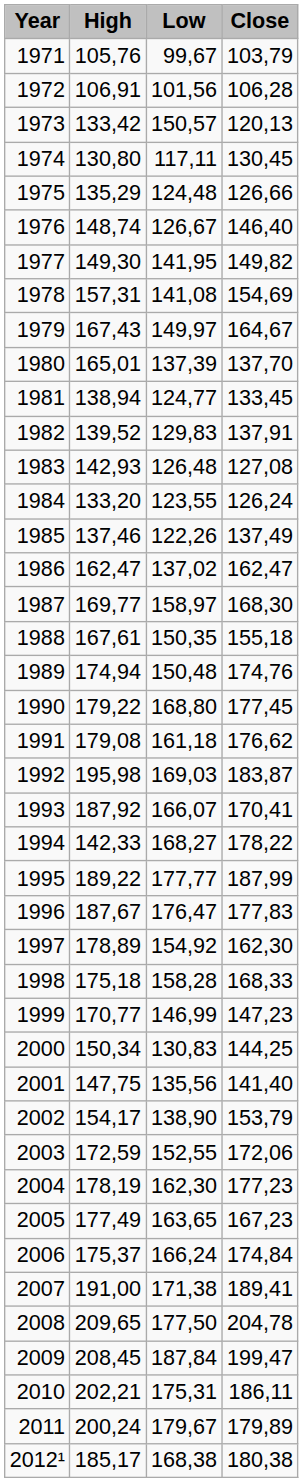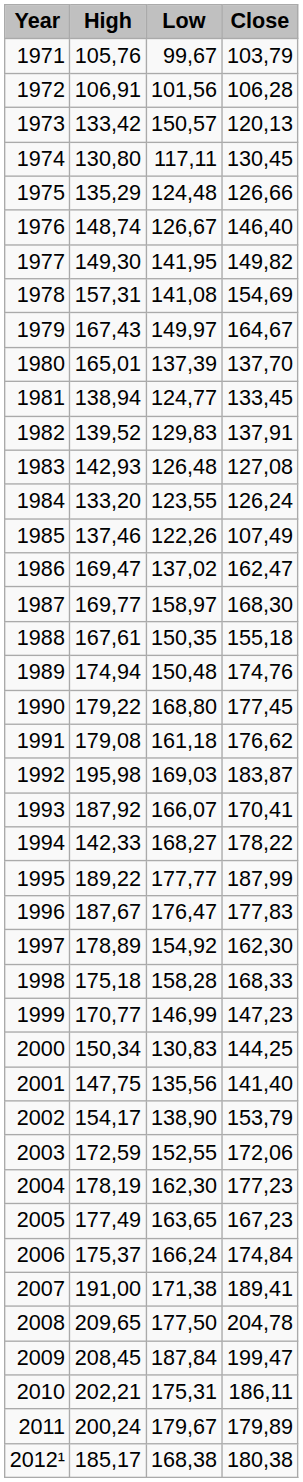(260, 535) 137,49 -> (260, 535) 107,49
(108, 569) 162,47 -> (108, 569) 169,47
